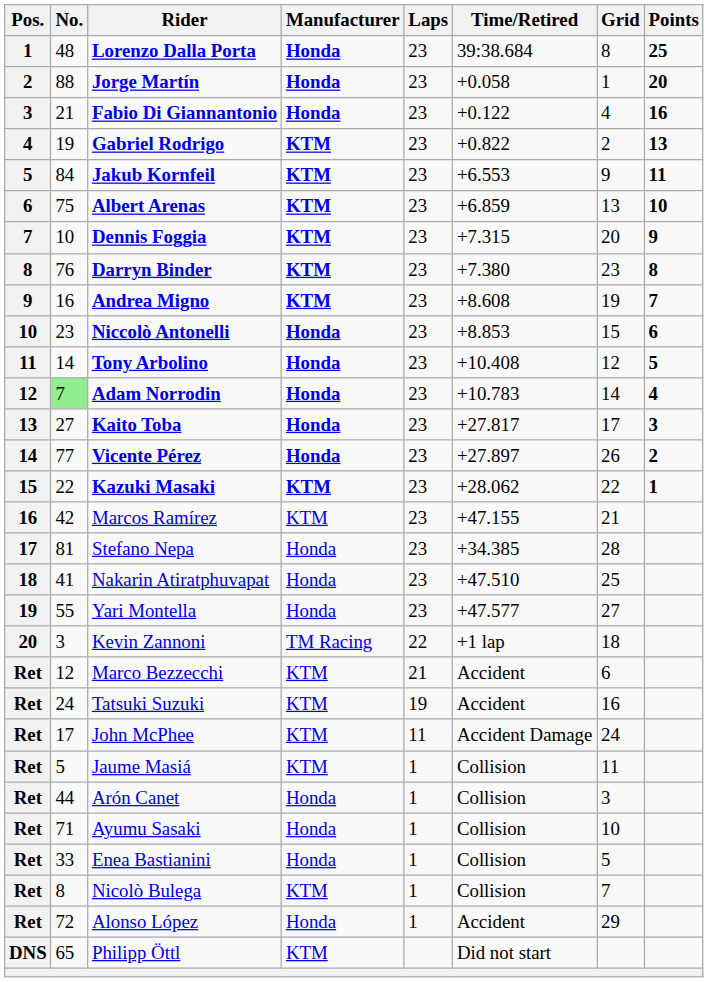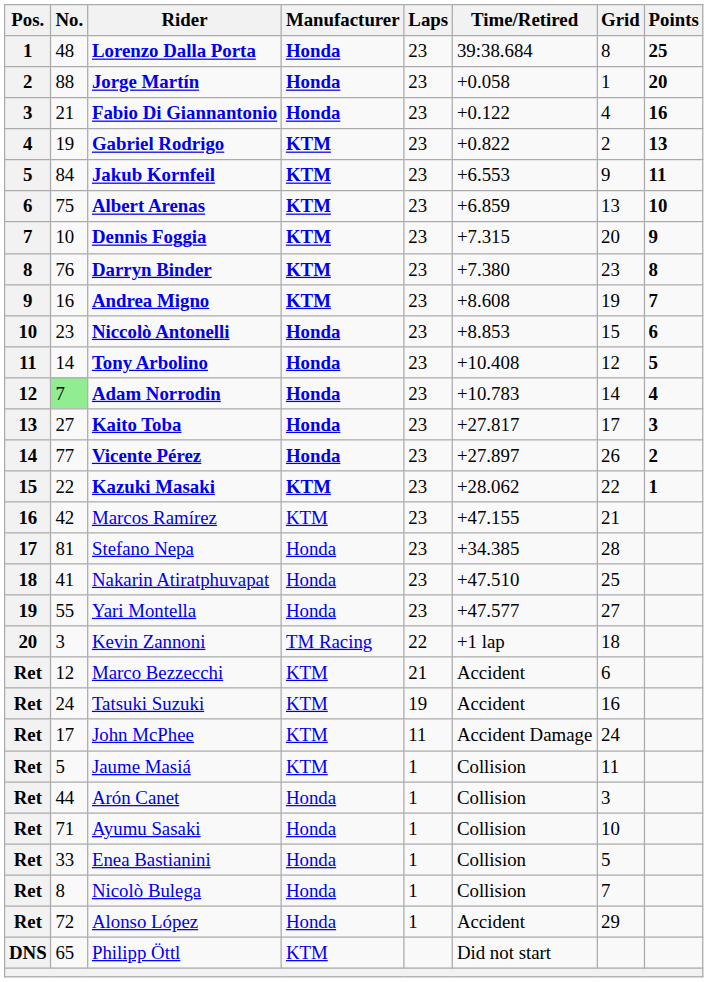(307, 890) KTM -> (311, 890) Honda
